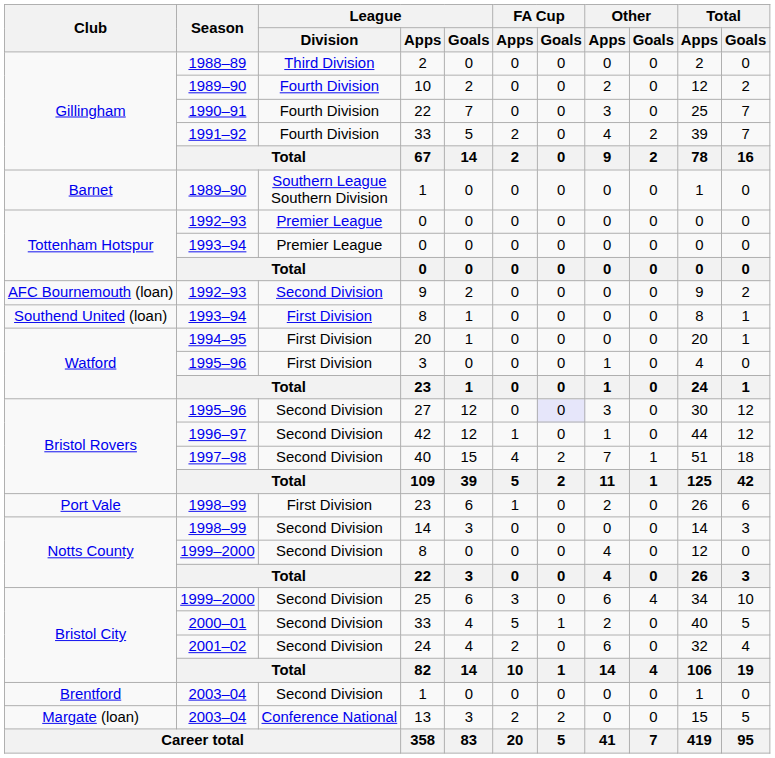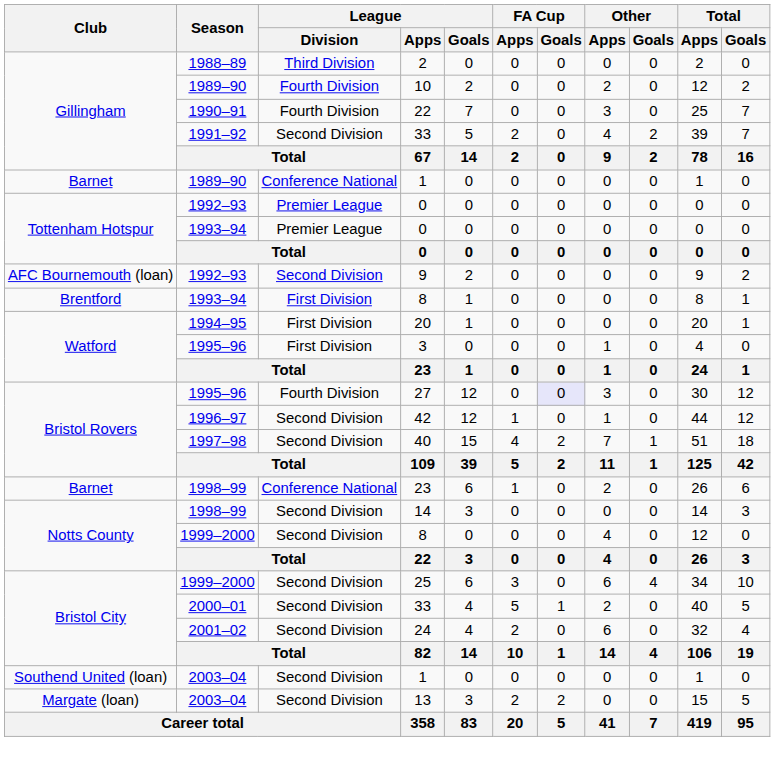(329, 134) Fourth Division -> (329, 134) Second Division
(329, 189) Southern League Southern Division -> (329, 181) Conference National
(91, 316) Southend United (loan) -> (91, 299) Brentford
(329, 410) Second Division -> (329, 393) Fourth Division
(91, 505) Port Vale -> (91, 488) Barnet
(329, 505) First Division -> (329, 488) Conference National
(91, 693) Brentford -> (91, 677) Southend United (loan)
(329, 717) Conference National -> (329, 700) Second Division
